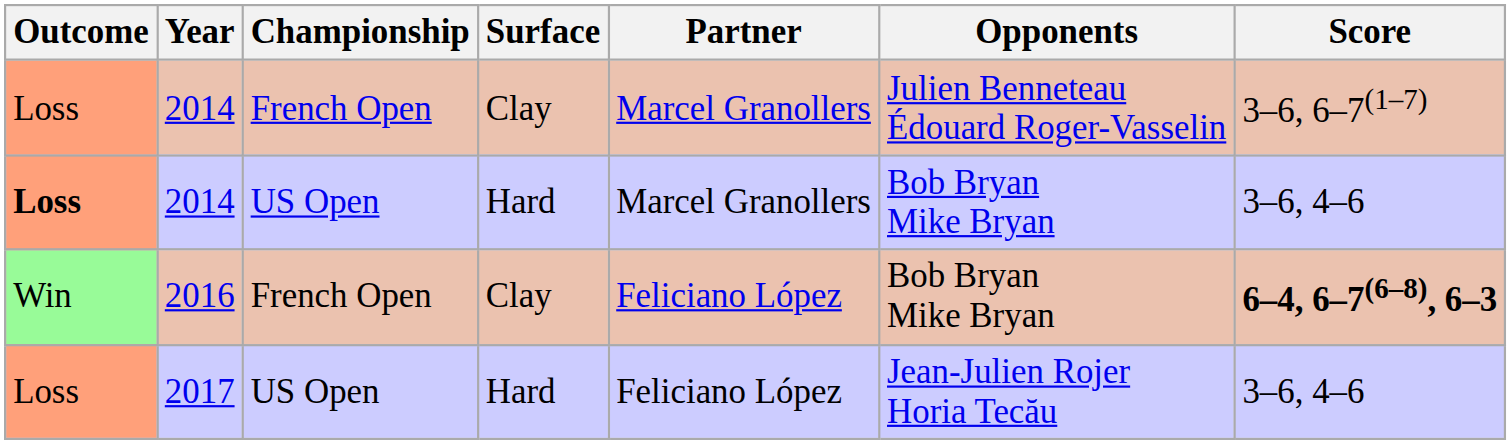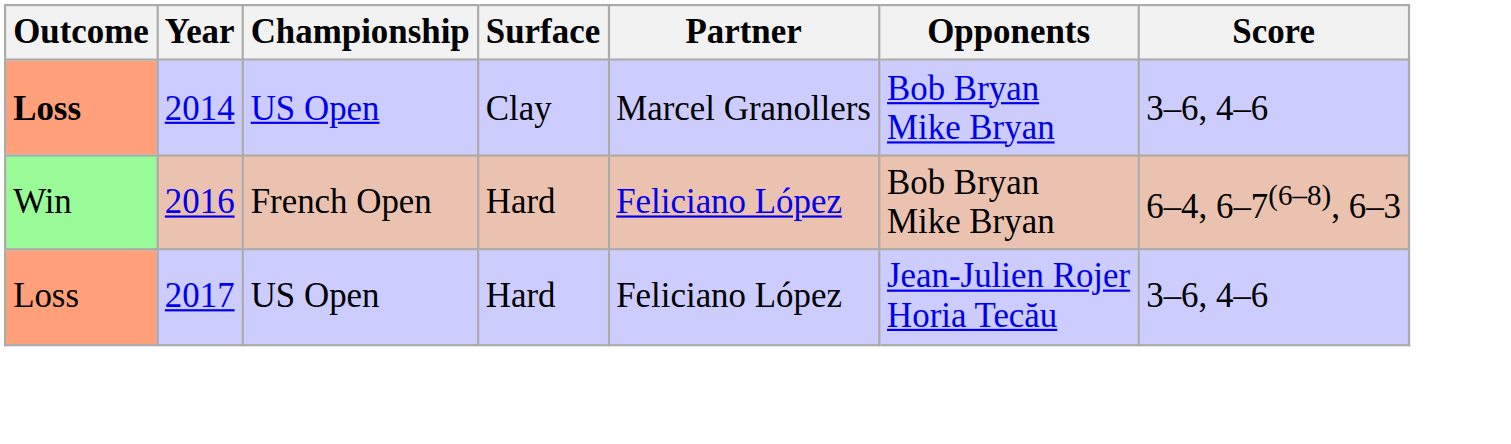- row: (200, 107)
(521, 201) Hard -> (519, 107) Clay
(519, 296) Clay -> (521, 201) Hard
(1370, 296) bold -> (1274, 201) normal
